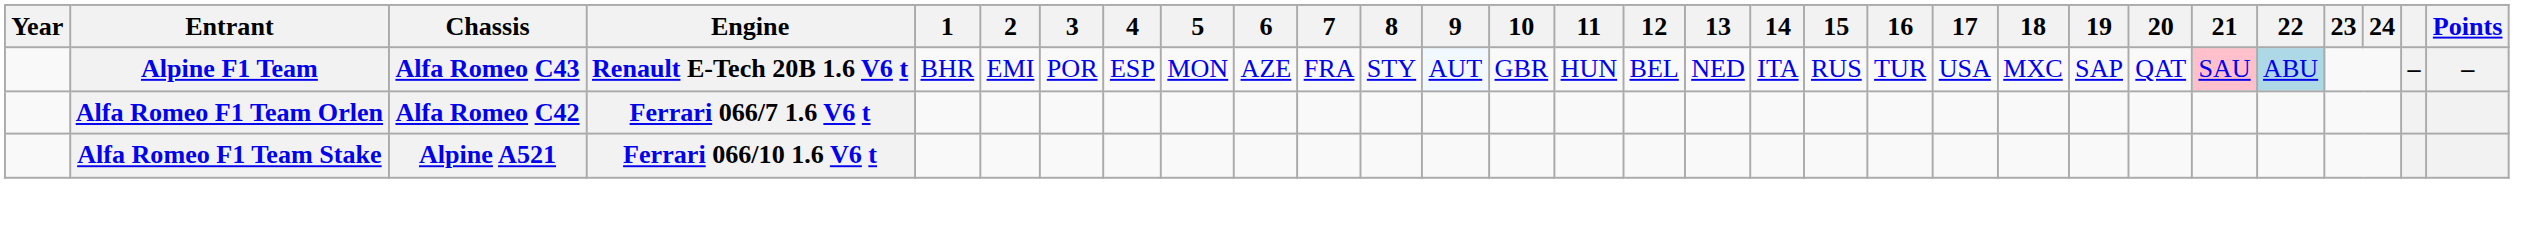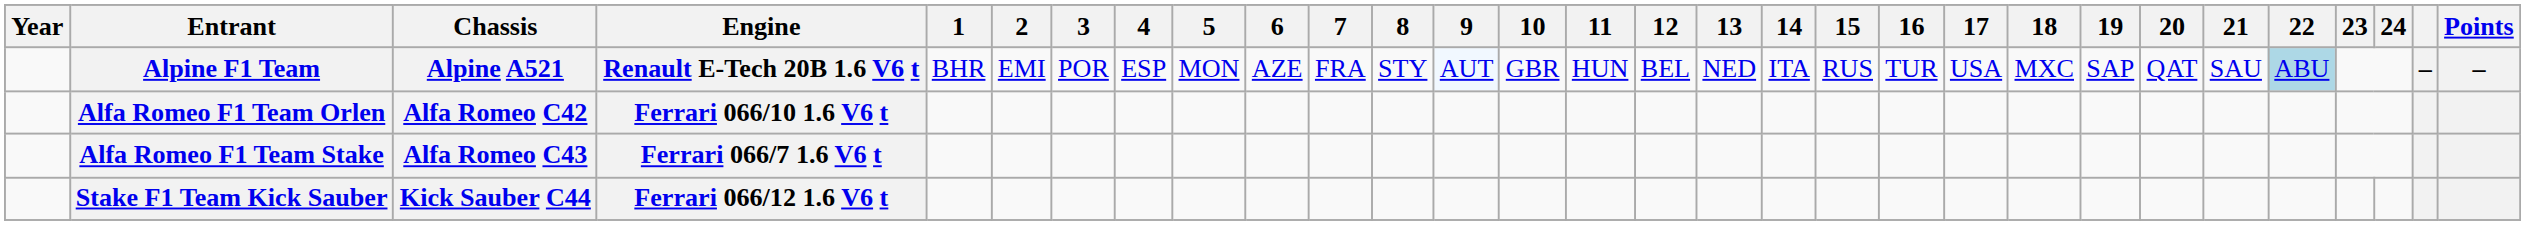(488, 68) Alfa Romeo C43 -> (495, 68) Alpine A521
(2225, 68) pink background -> (2236, 68) no background
(750, 111) Ferrari 066/7 1.6 V6 t -> (761, 111) Ferrari 066/10 1.6 V6 t
(488, 154) Alpine A521 -> (495, 154) Alfa Romeo C43
(750, 154) Ferrari 066/10 1.6 V6 t -> (761, 154) Ferrari 066/7 1.6 V6 t
+ row: (232, 197)
